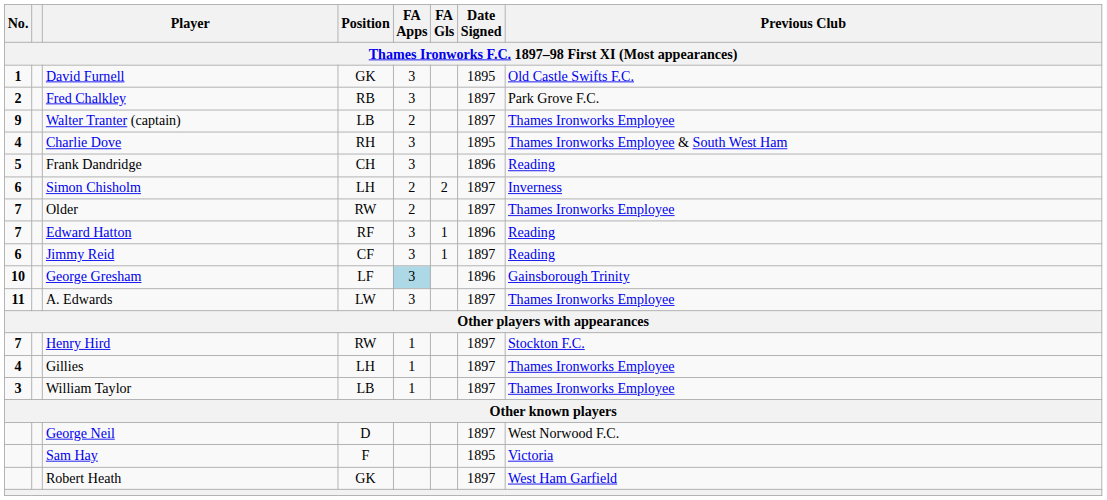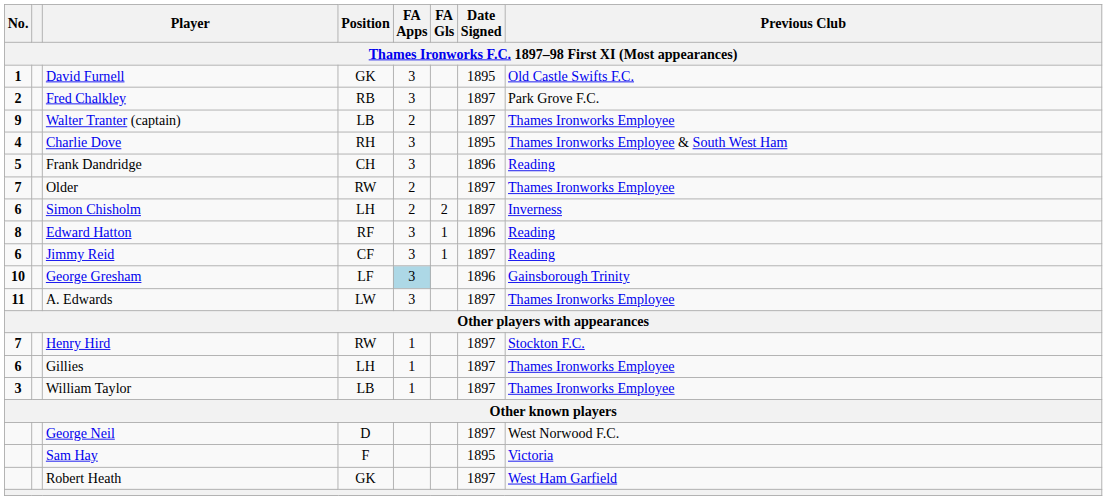rows swapped: (93, 187) <-> (62, 210)
(18, 232) 7 -> (18, 232) 8
(18, 366) 4 -> (18, 366) 6
